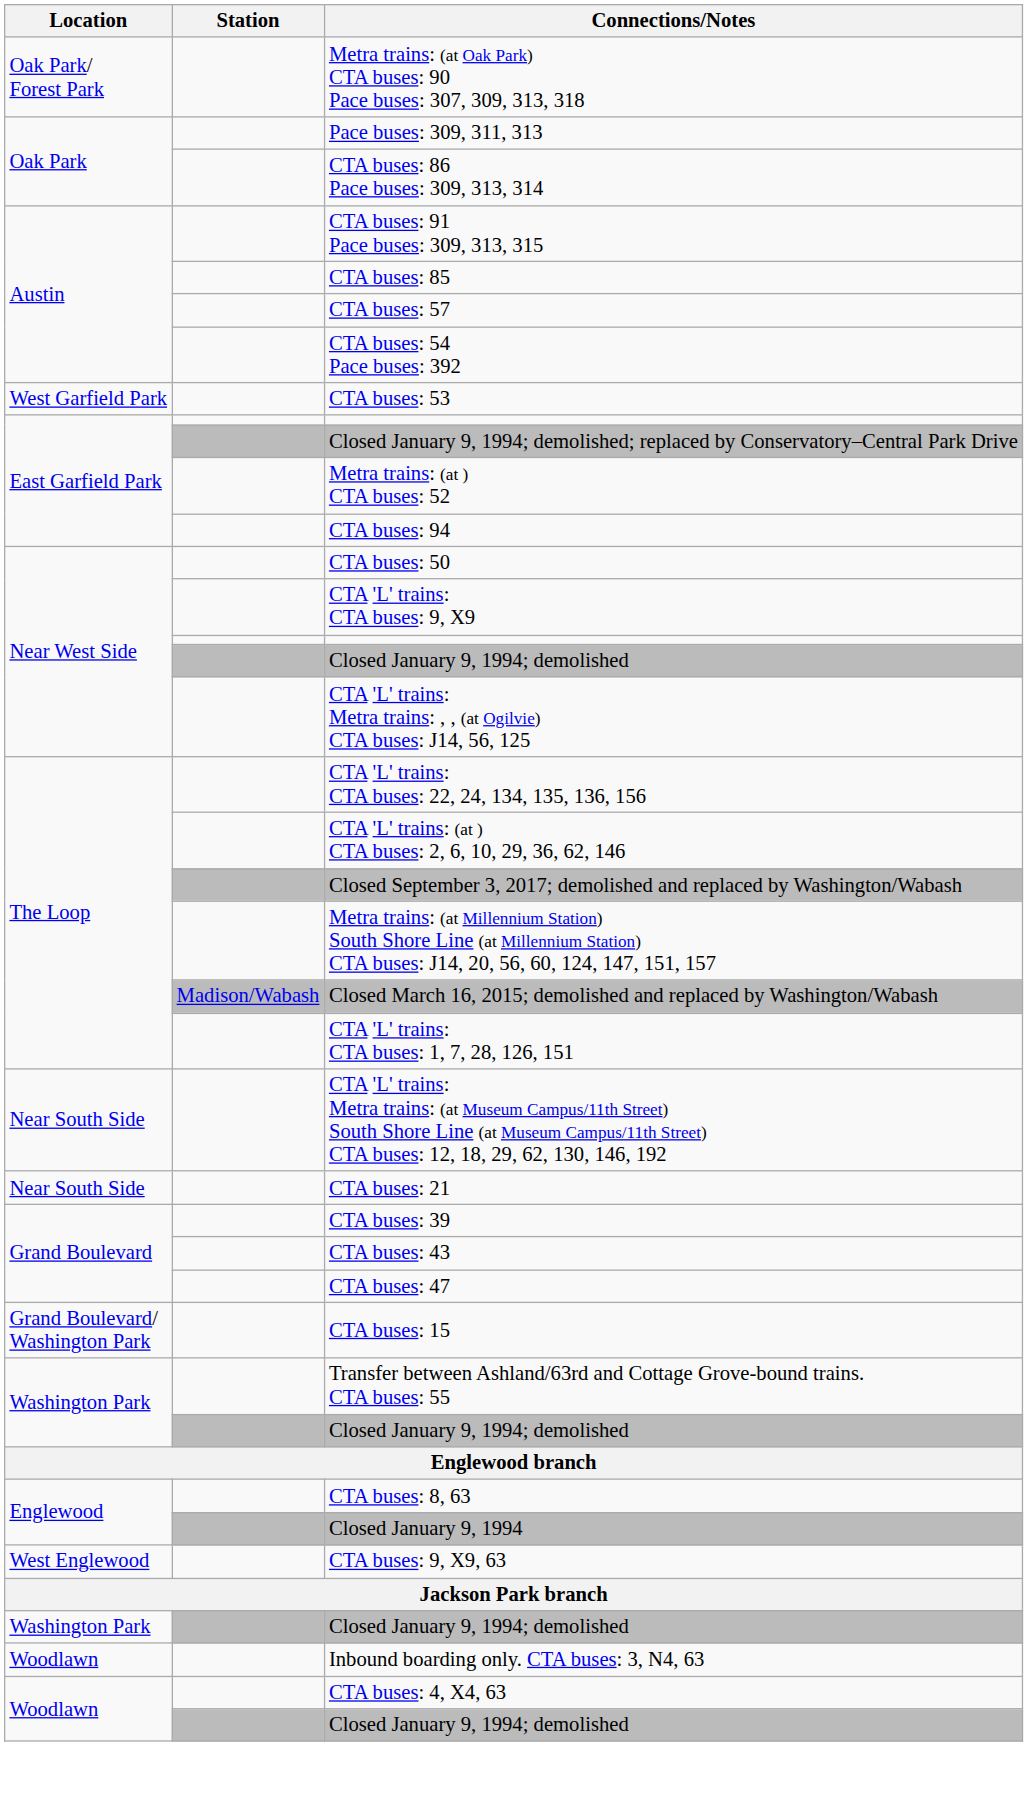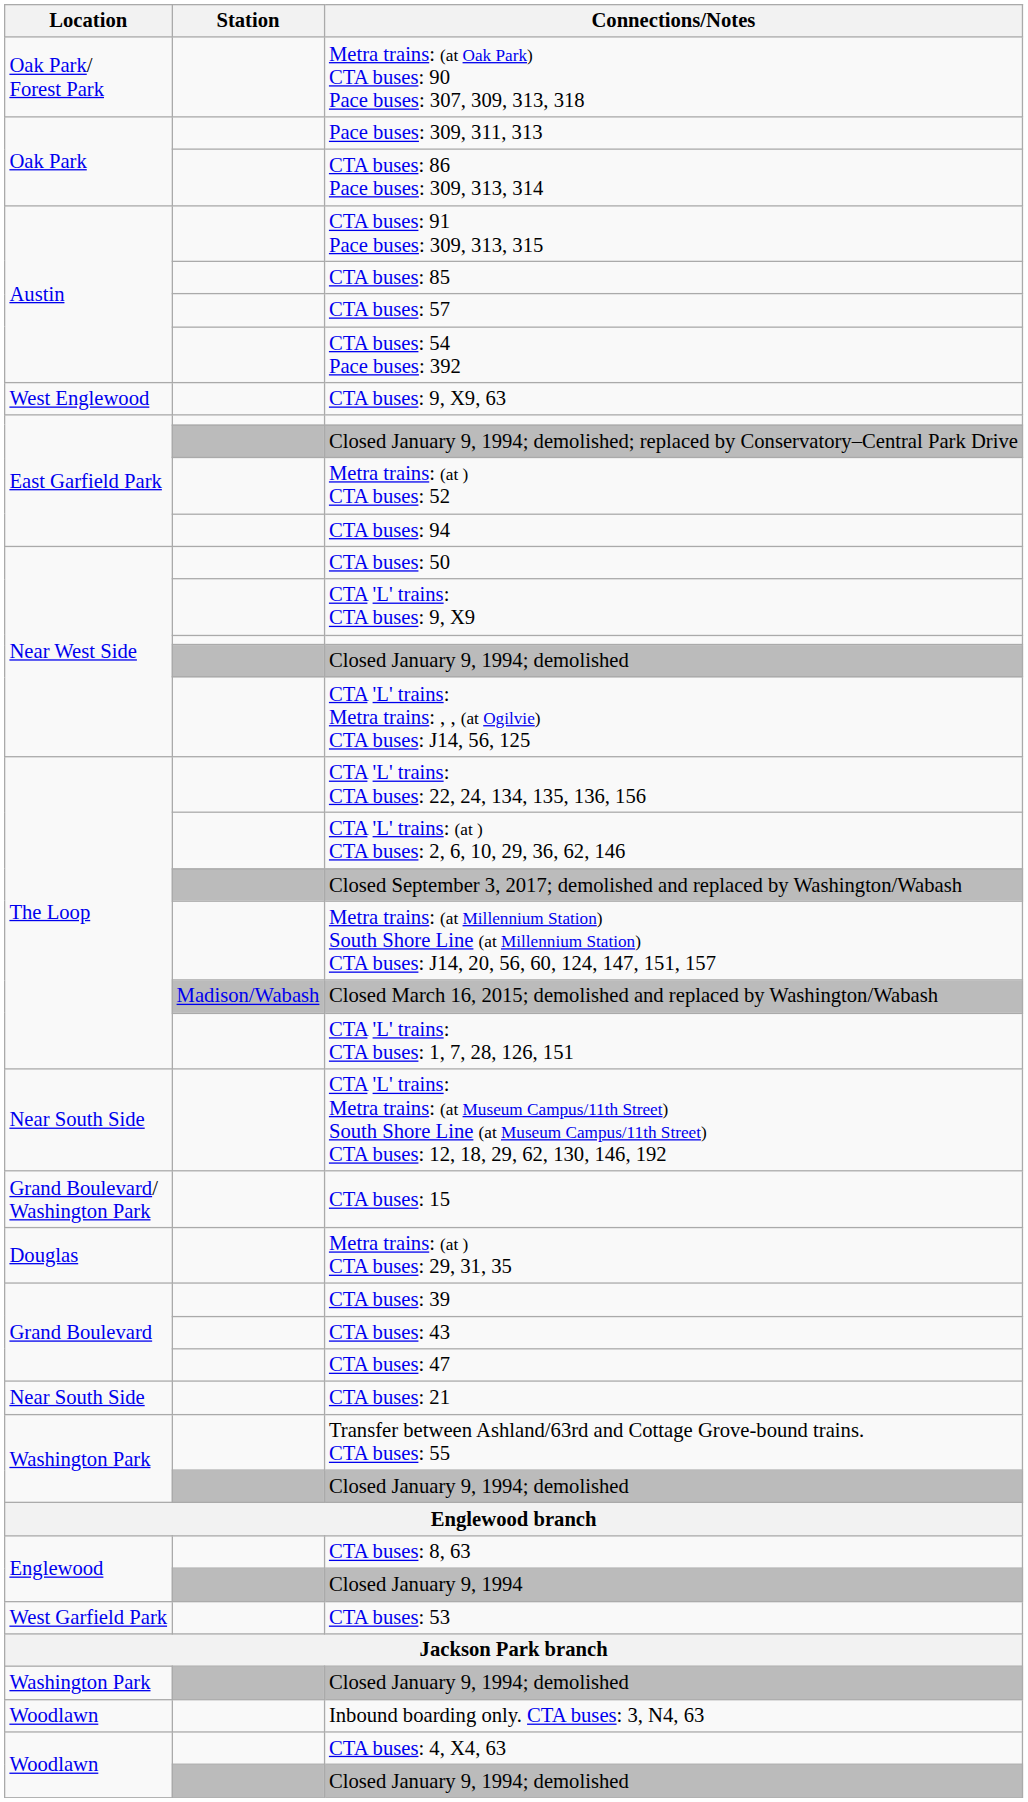rows swapped: (88, 398) <-> (79, 1561)
rows swapped: (77, 1187) <-> (84, 1330)
+ row: (44, 1255)
